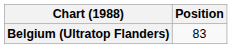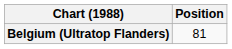(199, 33) 83 -> (199, 33) 81
